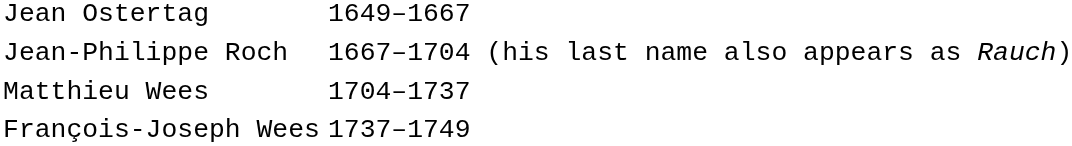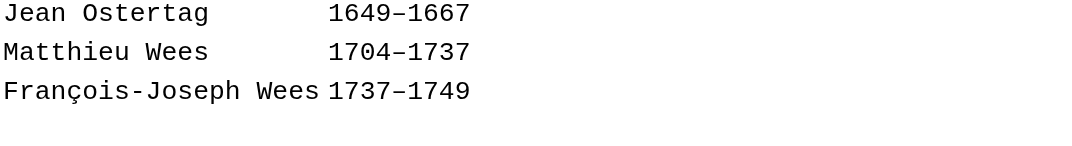- row: (146, 53)
